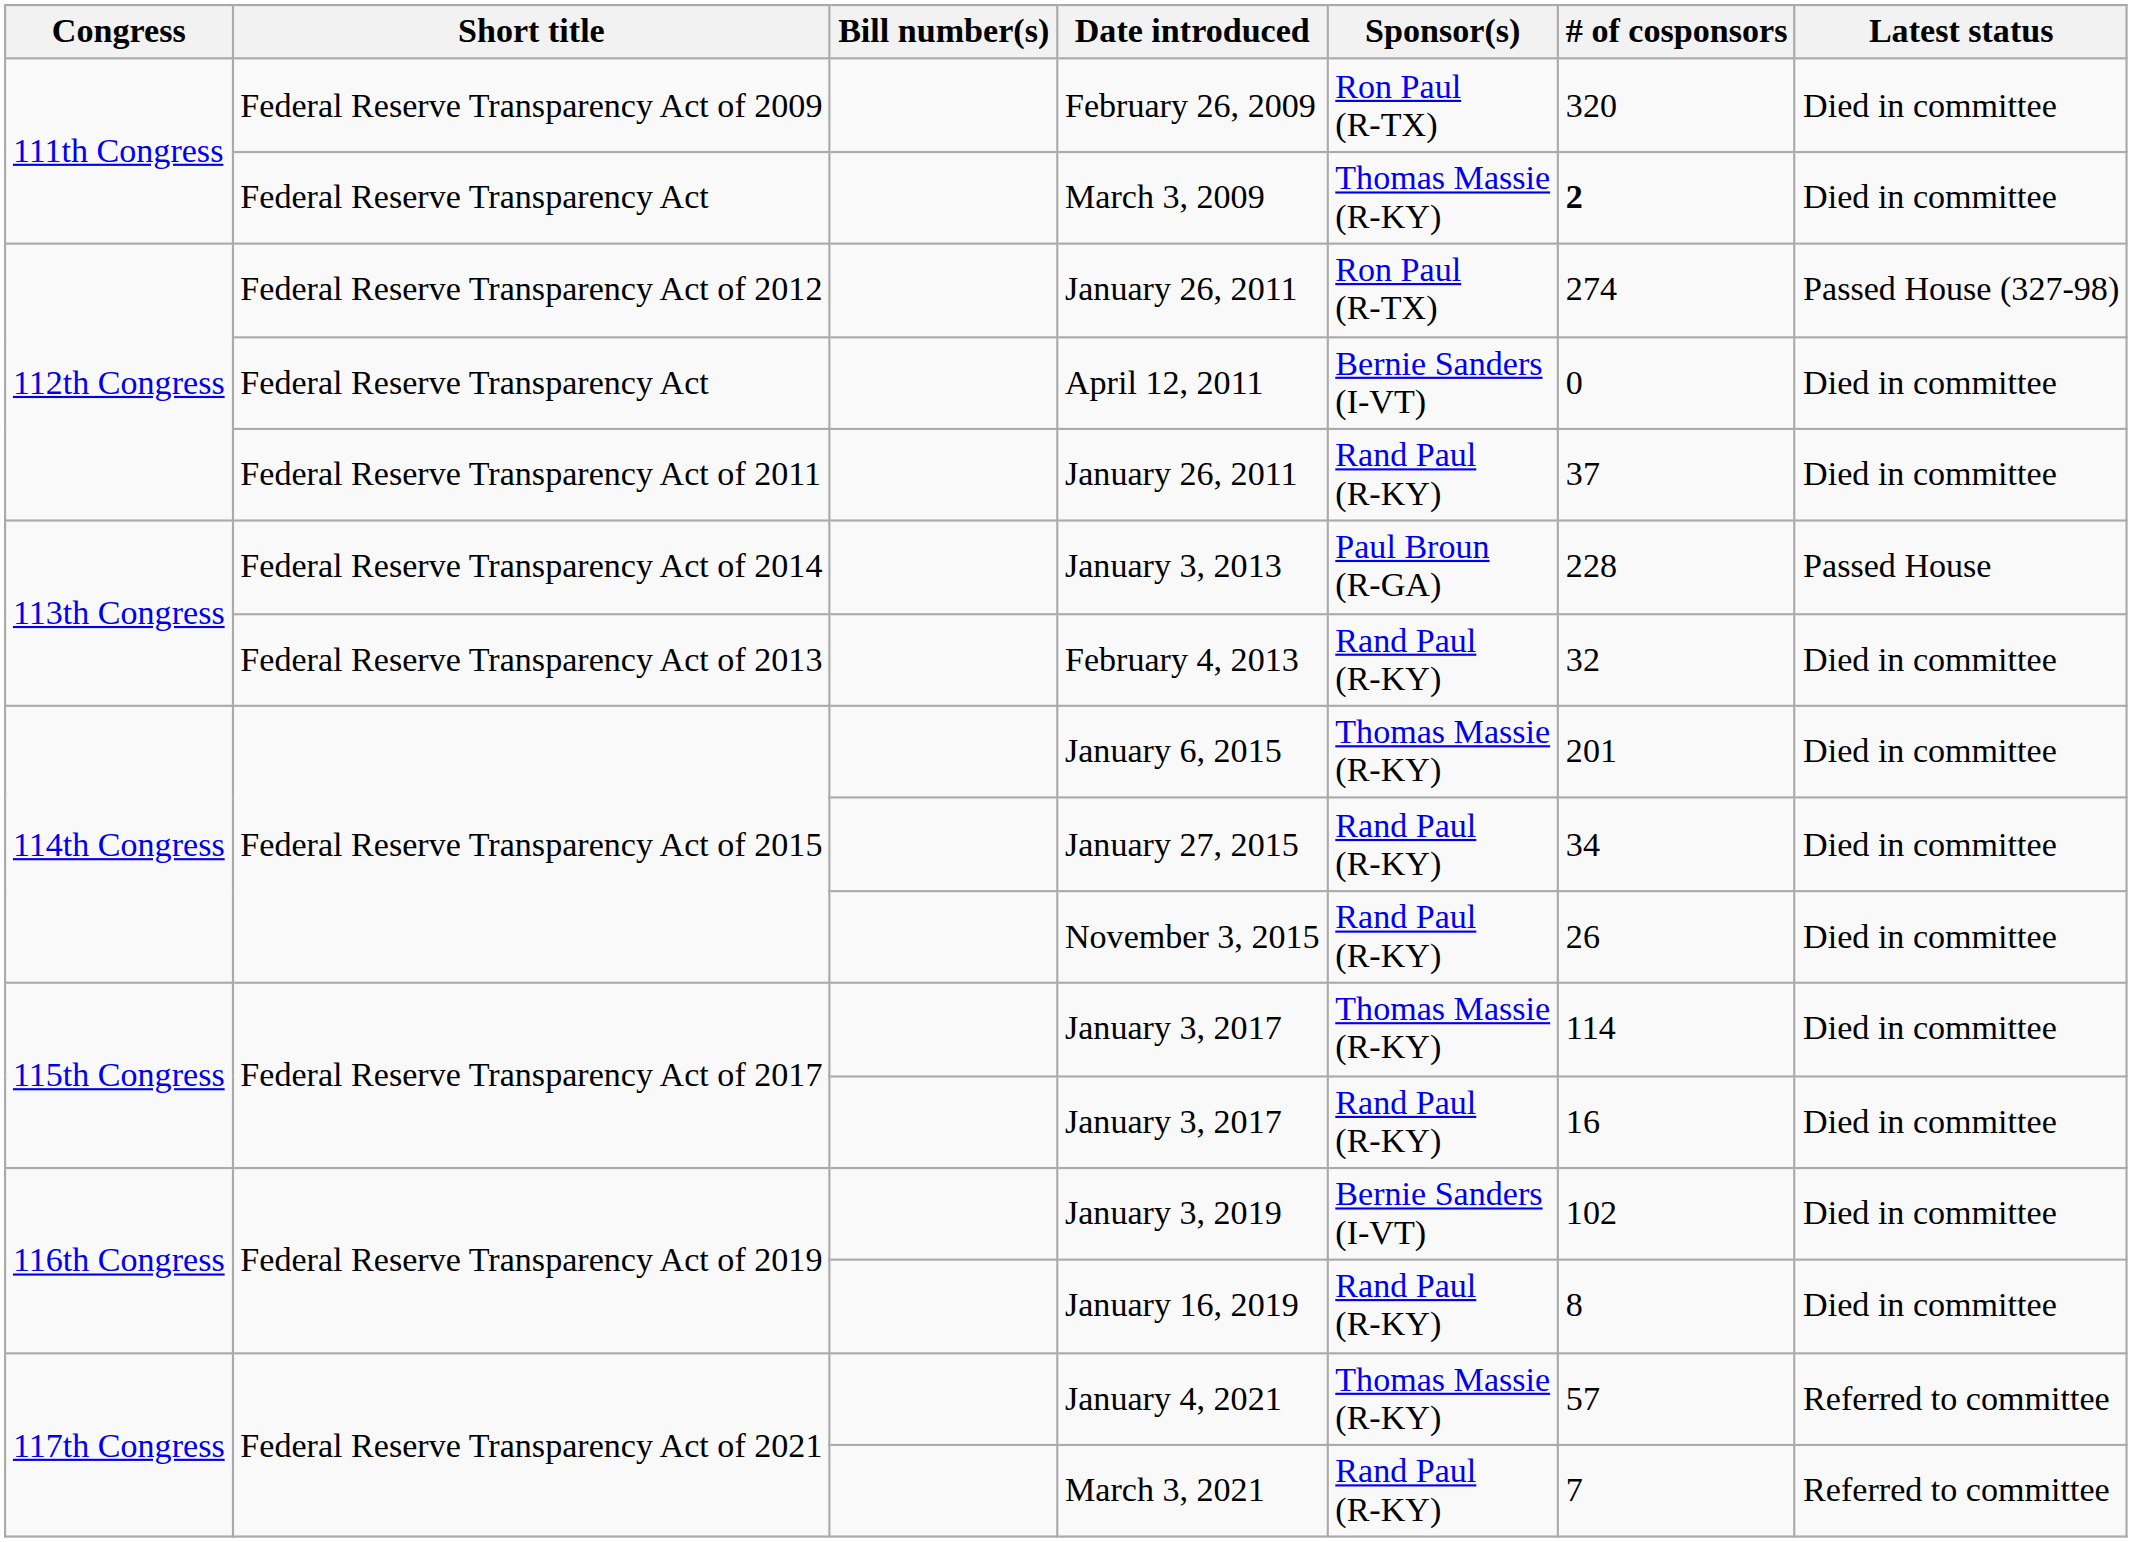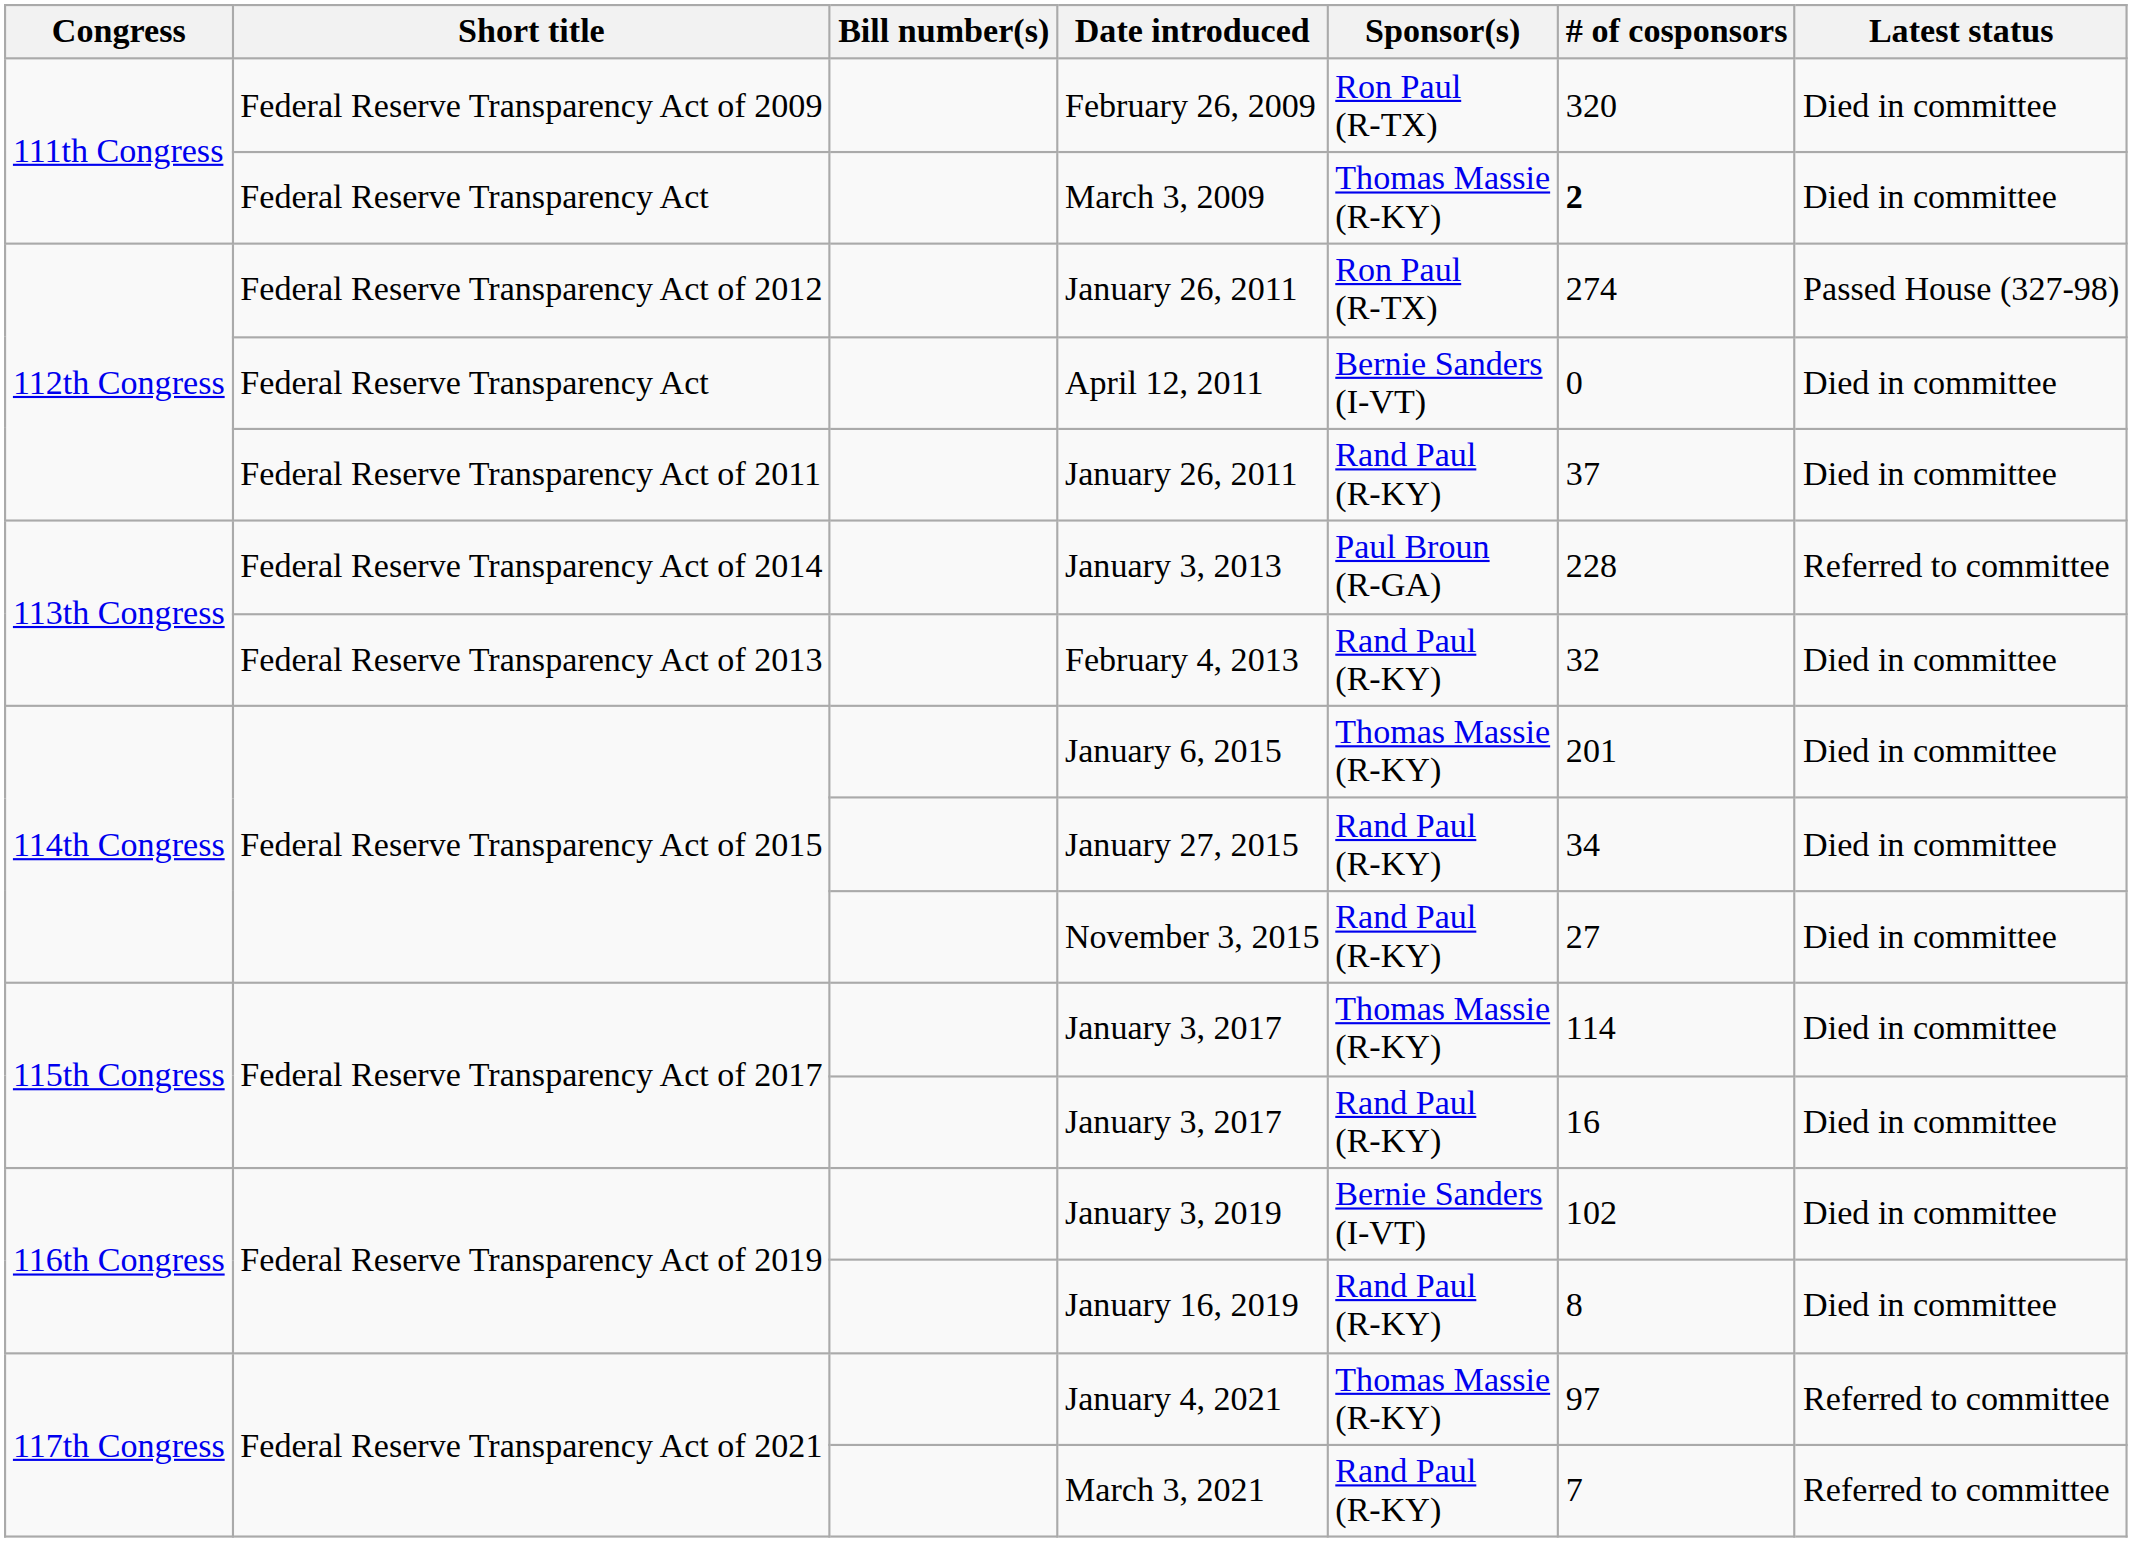(1897, 566) Passed House -> (1956, 566) Referred to committee
(1583, 936) 26 -> (1583, 936) 27
(1583, 1398) 57 -> (1583, 1398) 97
